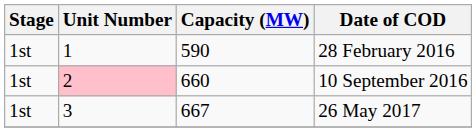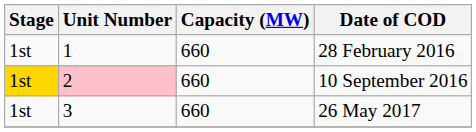(195, 50) 590 -> (195, 50) 660
(20, 80) no background -> (20, 80) gold background
(195, 111) 667 -> (195, 111) 660
